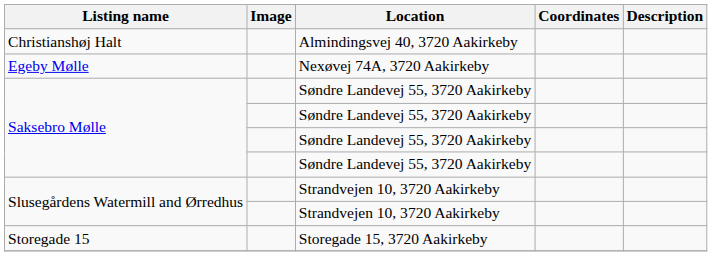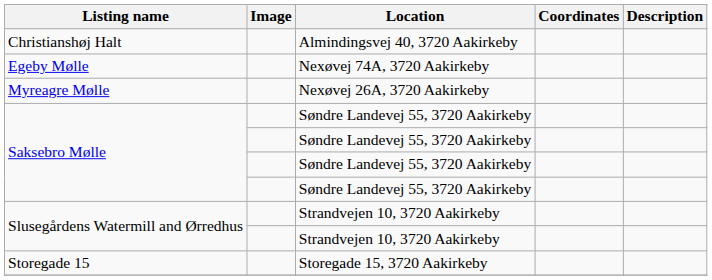+ row: (59, 90)
